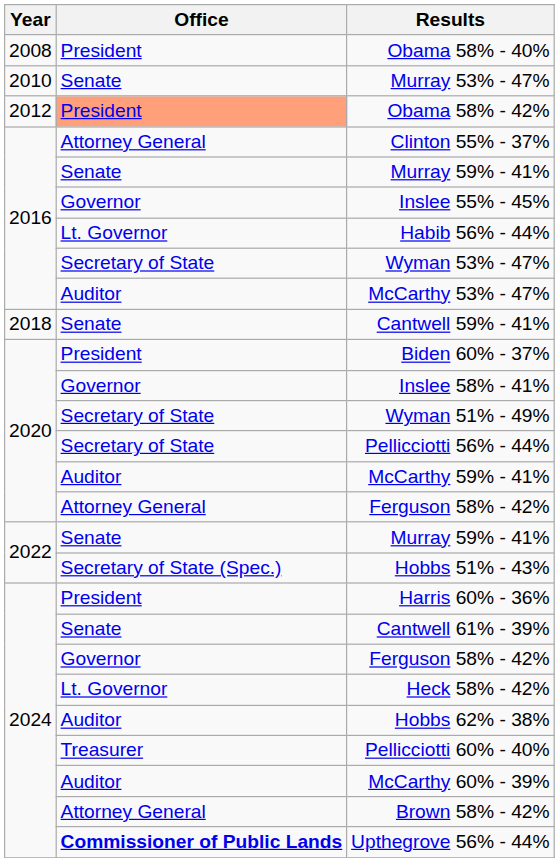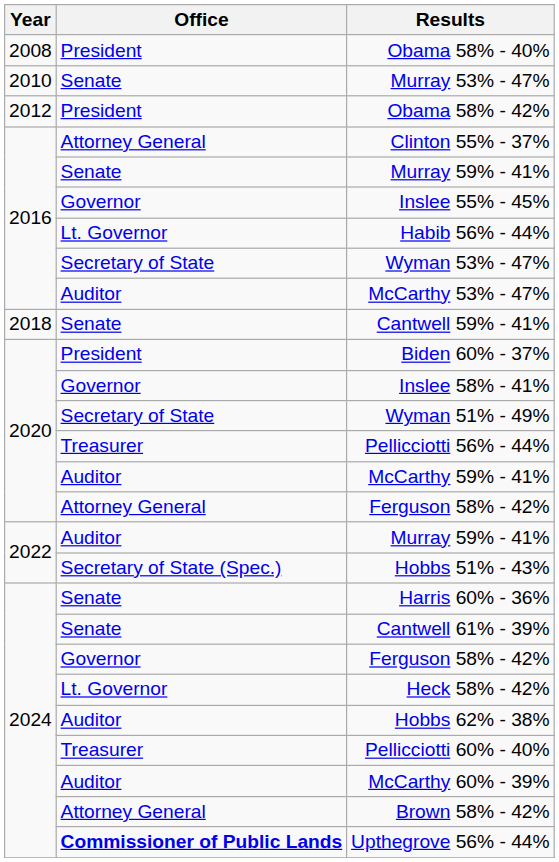(101, 111) lightsalmon background -> (101, 111) no background
(137, 446) Secretary of State -> (102, 446) Treasurer
(91, 537) Senate -> (91, 537) Auditor
(101, 598) President -> (91, 598) Senate
